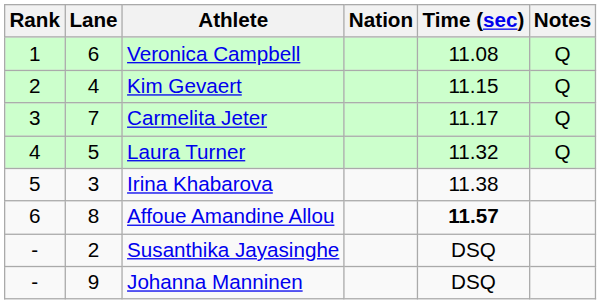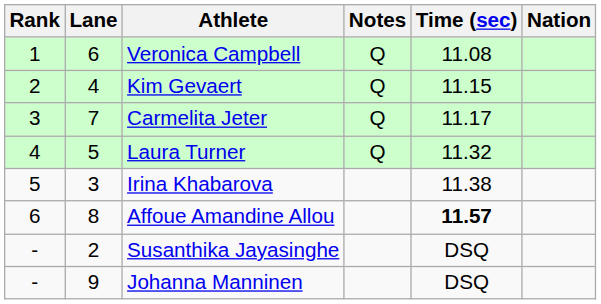columns swapped: (381, 20) <-> (563, 20)
